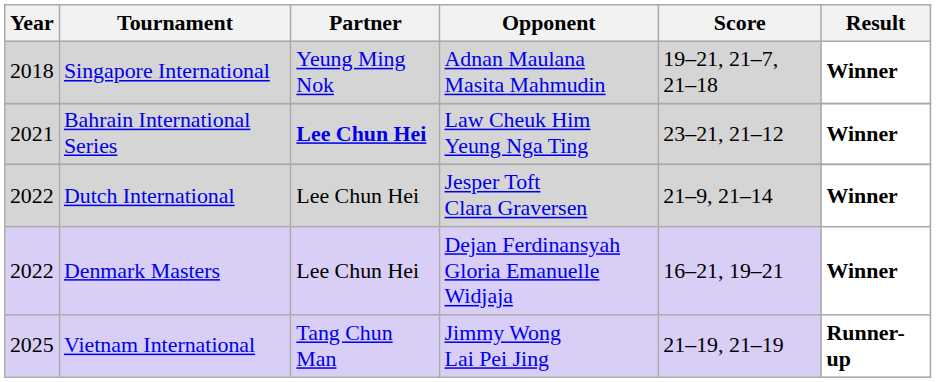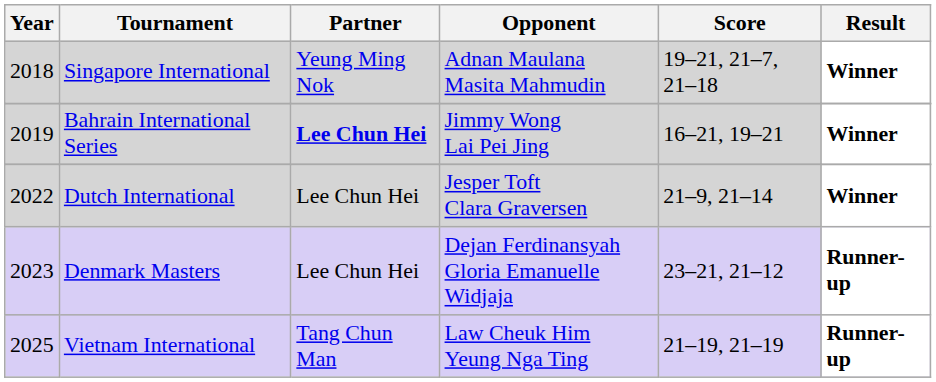(32, 133) 2021 -> (32, 133) 2019
(517, 133) Law Cheuk Him Yeung Nga Ting -> (503, 133) Jimmy Wong Lai Pei Jing
(723, 133) 23–21, 21–12 -> (723, 133) 16–21, 19–21
(32, 270) 2022 -> (32, 270) 2023
(723, 270) 16–21, 19–21 -> (723, 270) 23–21, 21–12
(862, 270) Winner -> (866, 270) Runner-up
(503, 345) Jimmy Wong Lai Pei Jing -> (517, 345) Law Cheuk Him Yeung Nga Ting
